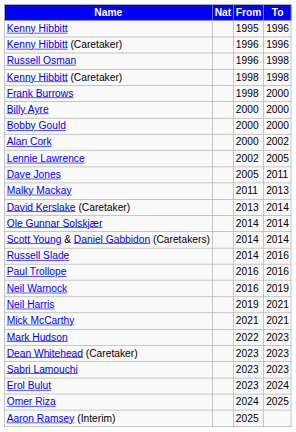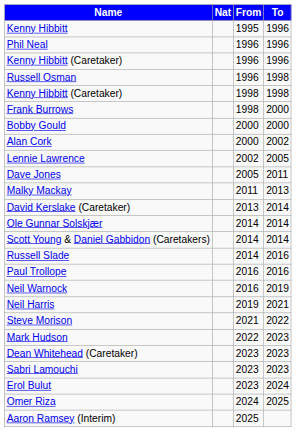+ row: (27, 45)
- row: (28, 110)
- row: (41, 321)
+ row: (39, 321)
